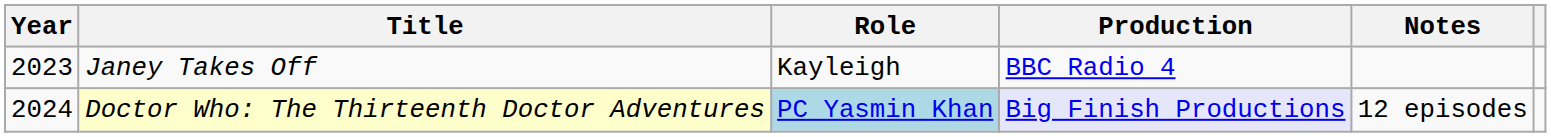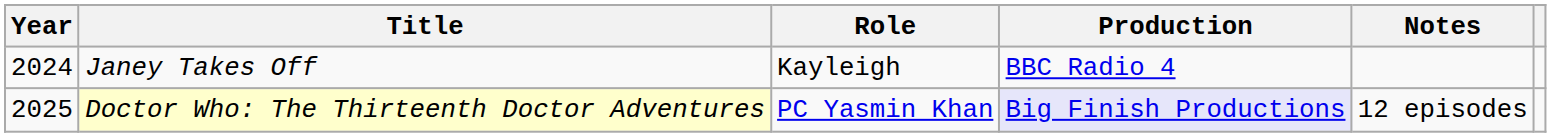(42, 68) 2023 -> (42, 68) 2024
(42, 110) 2024 -> (42, 110) 2025
(885, 110) lightblue background -> (885, 110) no background
